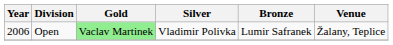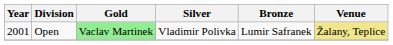(18, 31) 2006 -> (18, 31) 2001
(351, 31) no background -> (351, 31) khaki background
